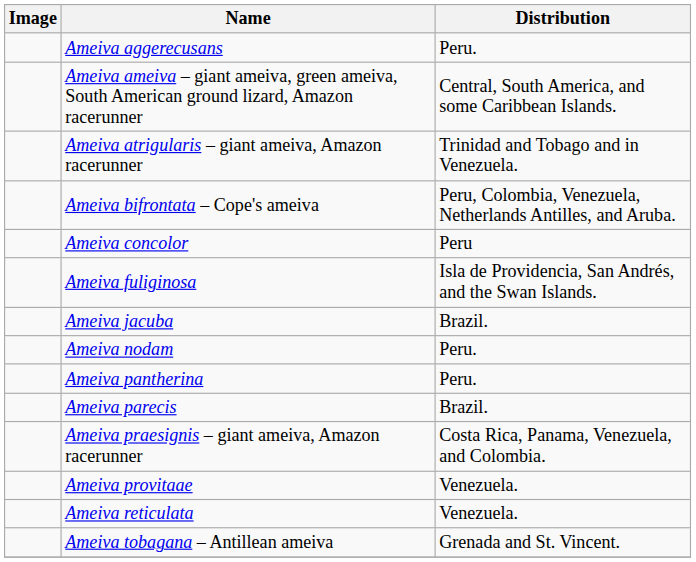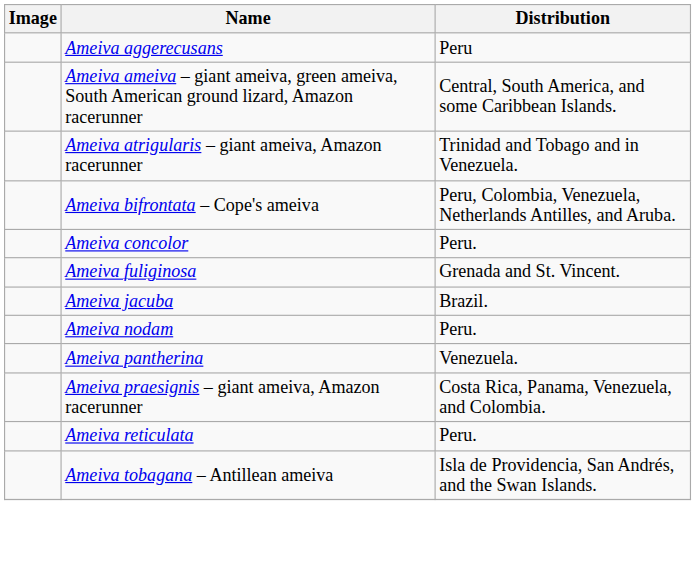(458, 47) Peru. -> (456, 47) Peru
(456, 243) Peru -> (458, 243) Peru.
(557, 282) Isla de Providencia, San Andrés, and the Swan Islands. -> (530, 272) Grenada and St. Vincent.
(458, 378) Peru. -> (479, 358) Venezuela.
- row: (121, 407)
- row: (129, 484)
(479, 513) Venezuela. -> (458, 435) Peru.
(530, 542) Grenada and St. Vincent. -> (557, 474) Isla de Providencia, San Andrés, and the Swan Islands.
